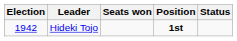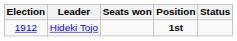(26, 28) 1942 -> (26, 28) 1912
